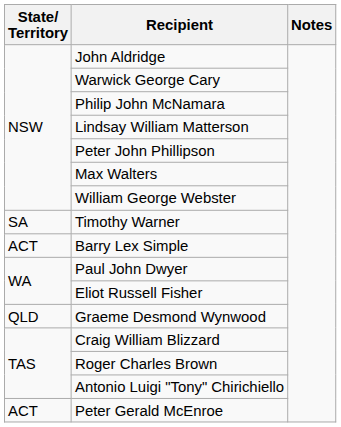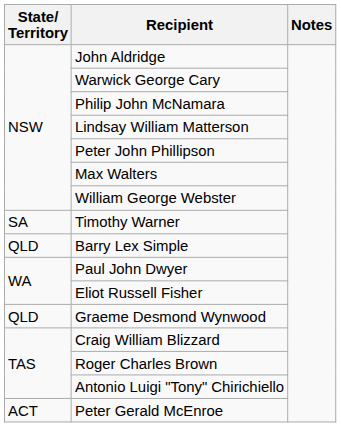(23, 245) ACT -> (23, 245) QLD
